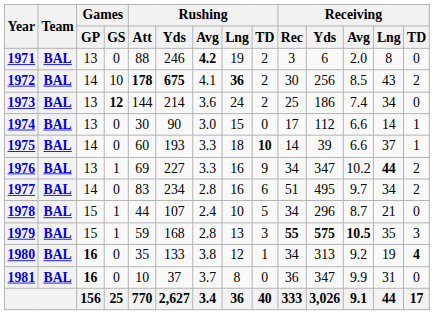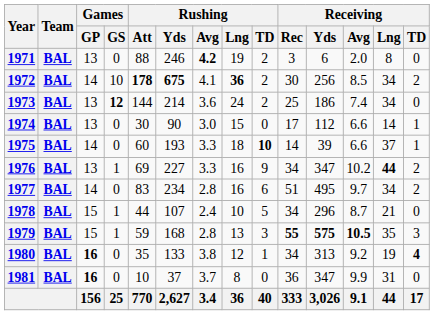(389, 80) 43 -> (389, 80) 34
